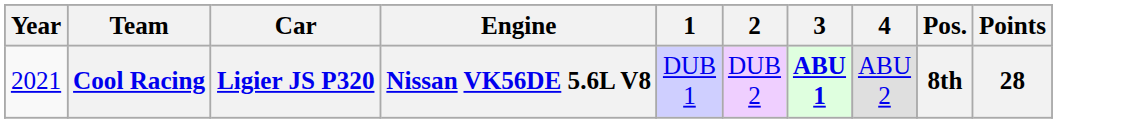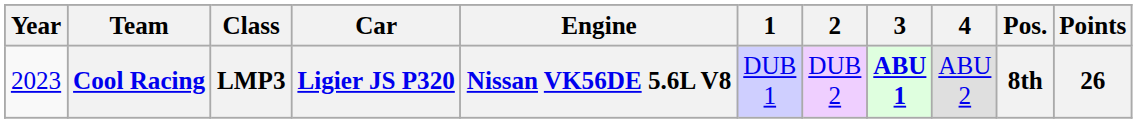+ column: (251, 24)
(36, 81) 2021 -> (36, 81) 2023
(1012, 81) 28 -> (1093, 81) 26
